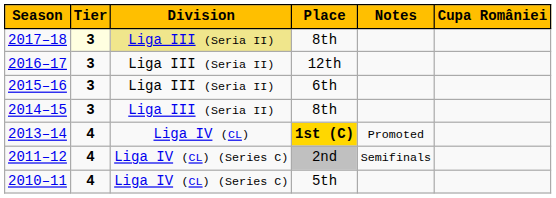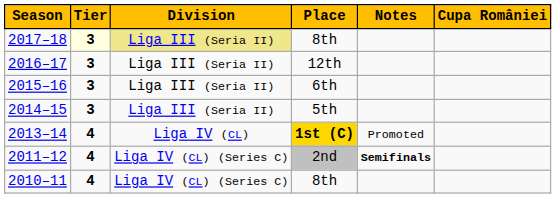(325, 110) 8th -> (325, 110) 5th
(396, 158) normal -> (396, 158) bold
(325, 181) 5th -> (325, 181) 8th
